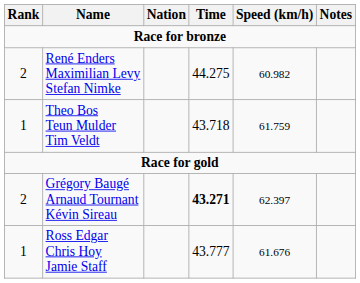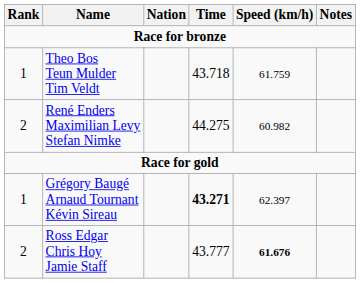rows swapped: (81, 125) <-> (93, 73)
(23, 199) 2 -> (23, 199) 1
(23, 251) 1 -> (23, 251) 2
(275, 252) normal -> (275, 251) bold
